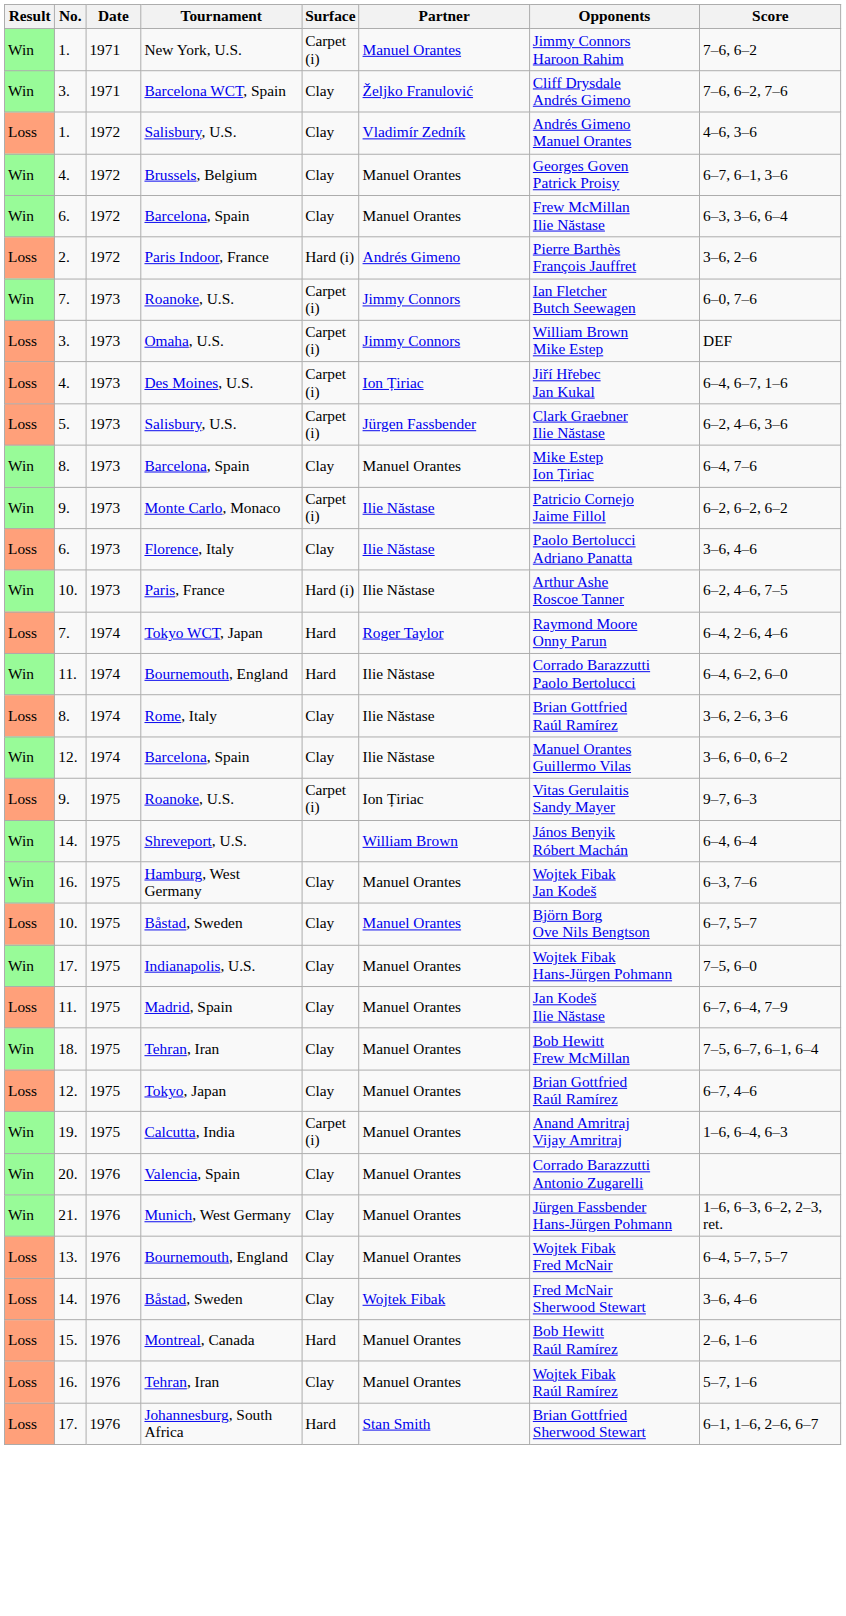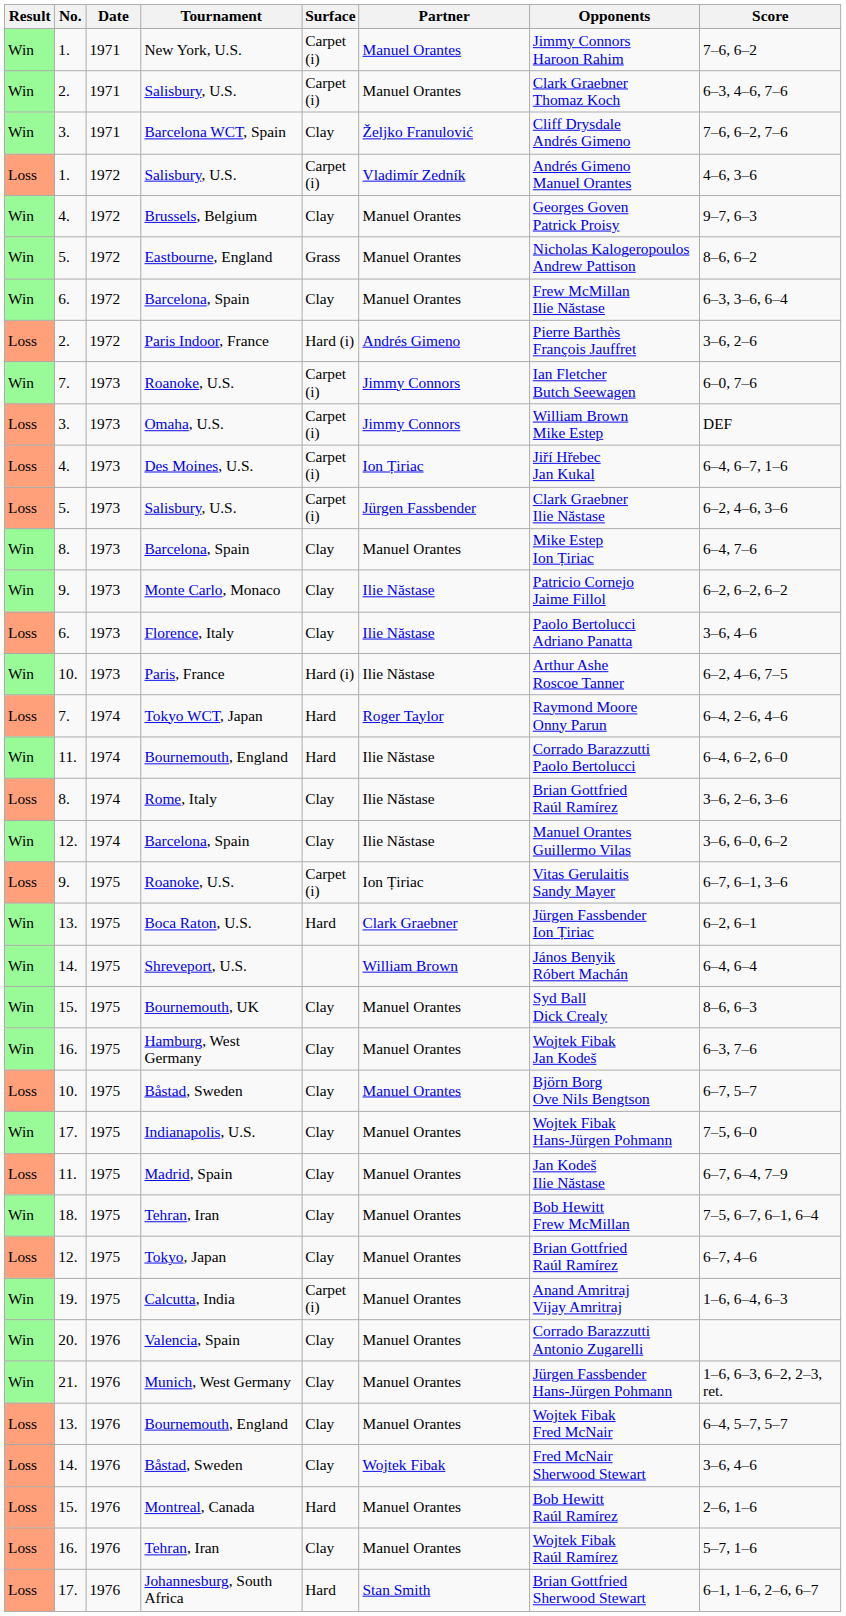+ row: (64, 91)
(320, 132) Clay -> (326, 174) Carpet (i)
(745, 174) 6–7, 6–1, 3–6 -> (730, 216) 9–7, 6–3
+ row: (64, 257)
(326, 507) Carpet (i) -> (320, 590) Clay
(730, 799) 9–7, 6–3 -> (745, 882) 6–7, 6–1, 3–6
+ row: (68, 924)
+ row: (68, 1007)
